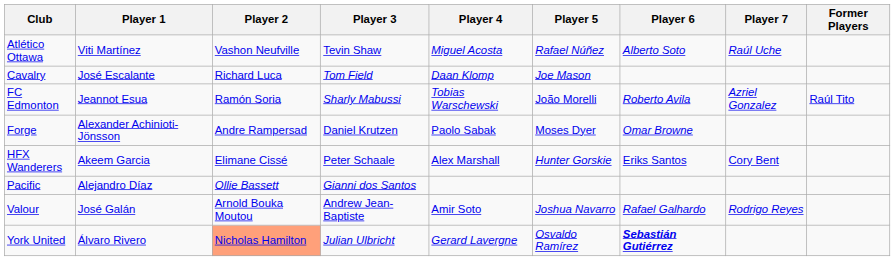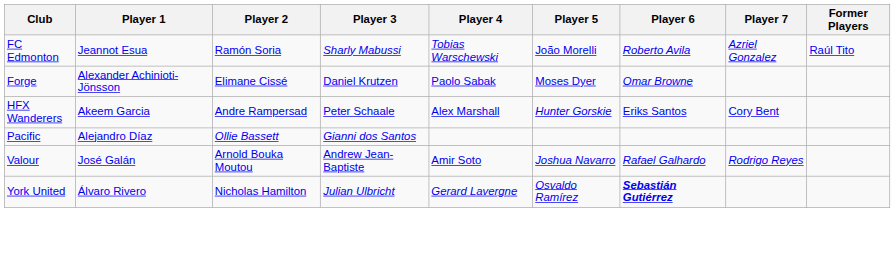- row: (26, 50)
- row: (26, 75)
(261, 130) Andre Rampersad -> (251, 81) Elimane Cissé
(251, 161) Elimane Cissé -> (261, 112) Andre Rampersad
(261, 240) lightsalmon background -> (261, 191) no background
